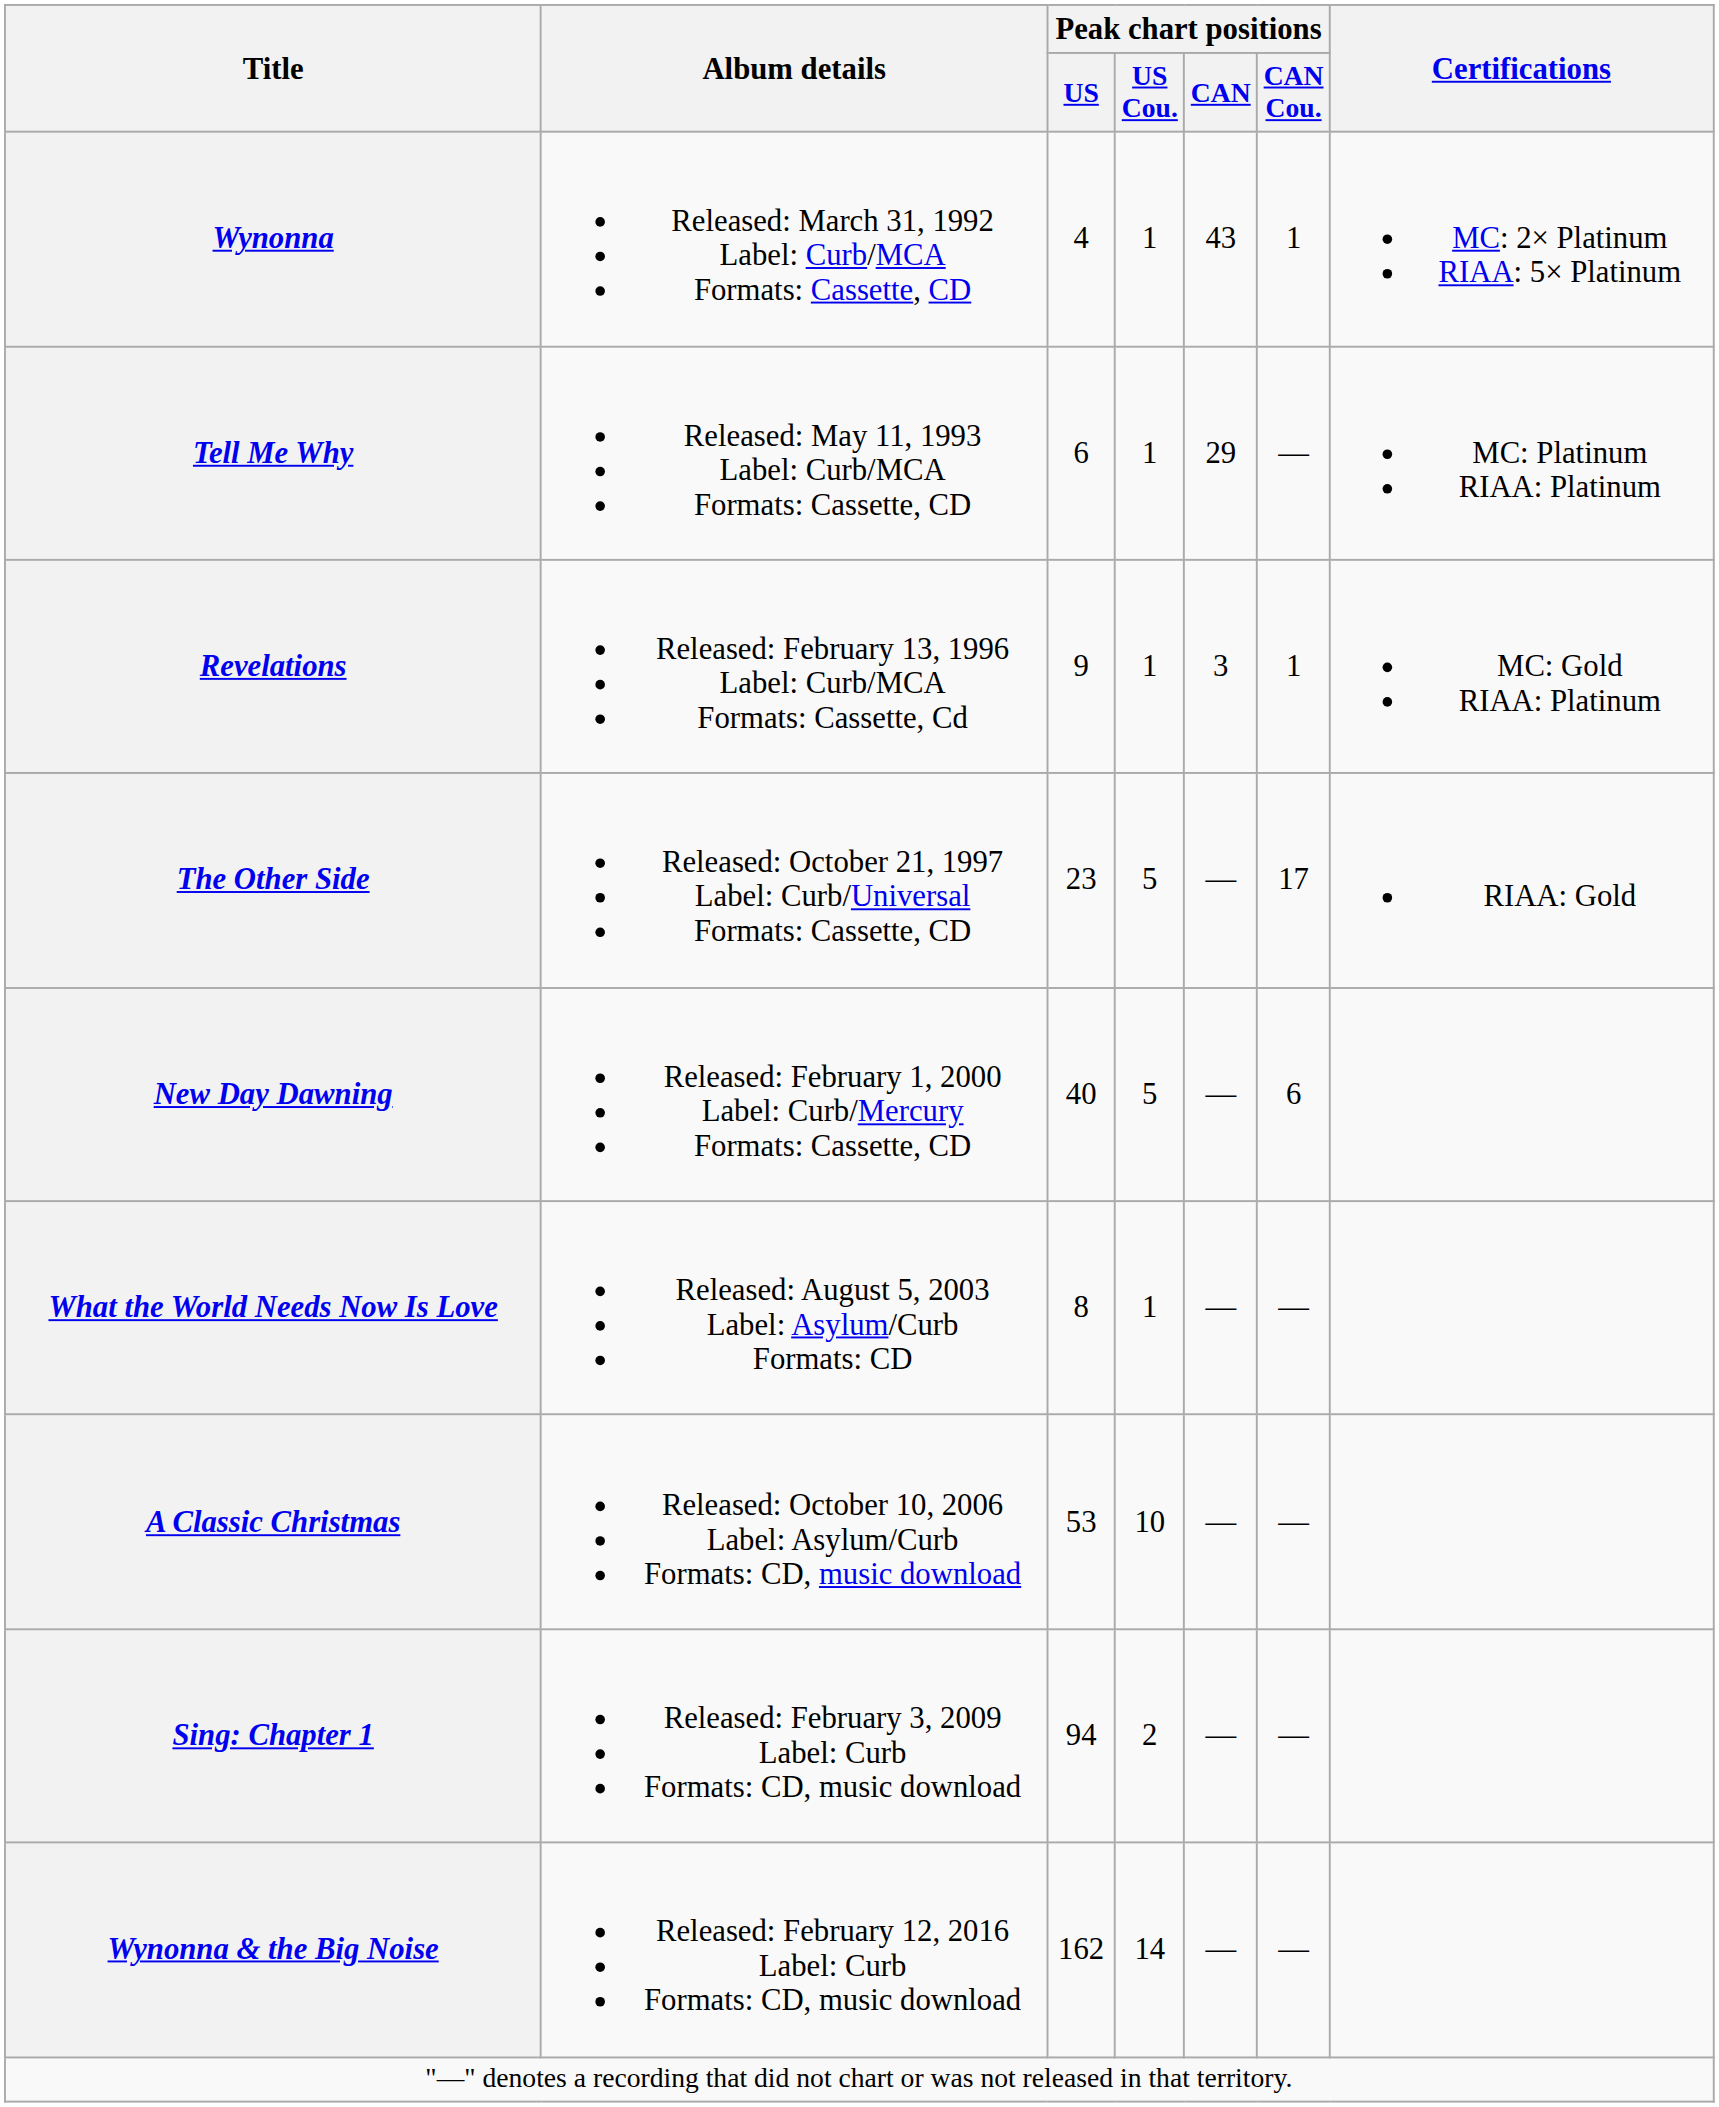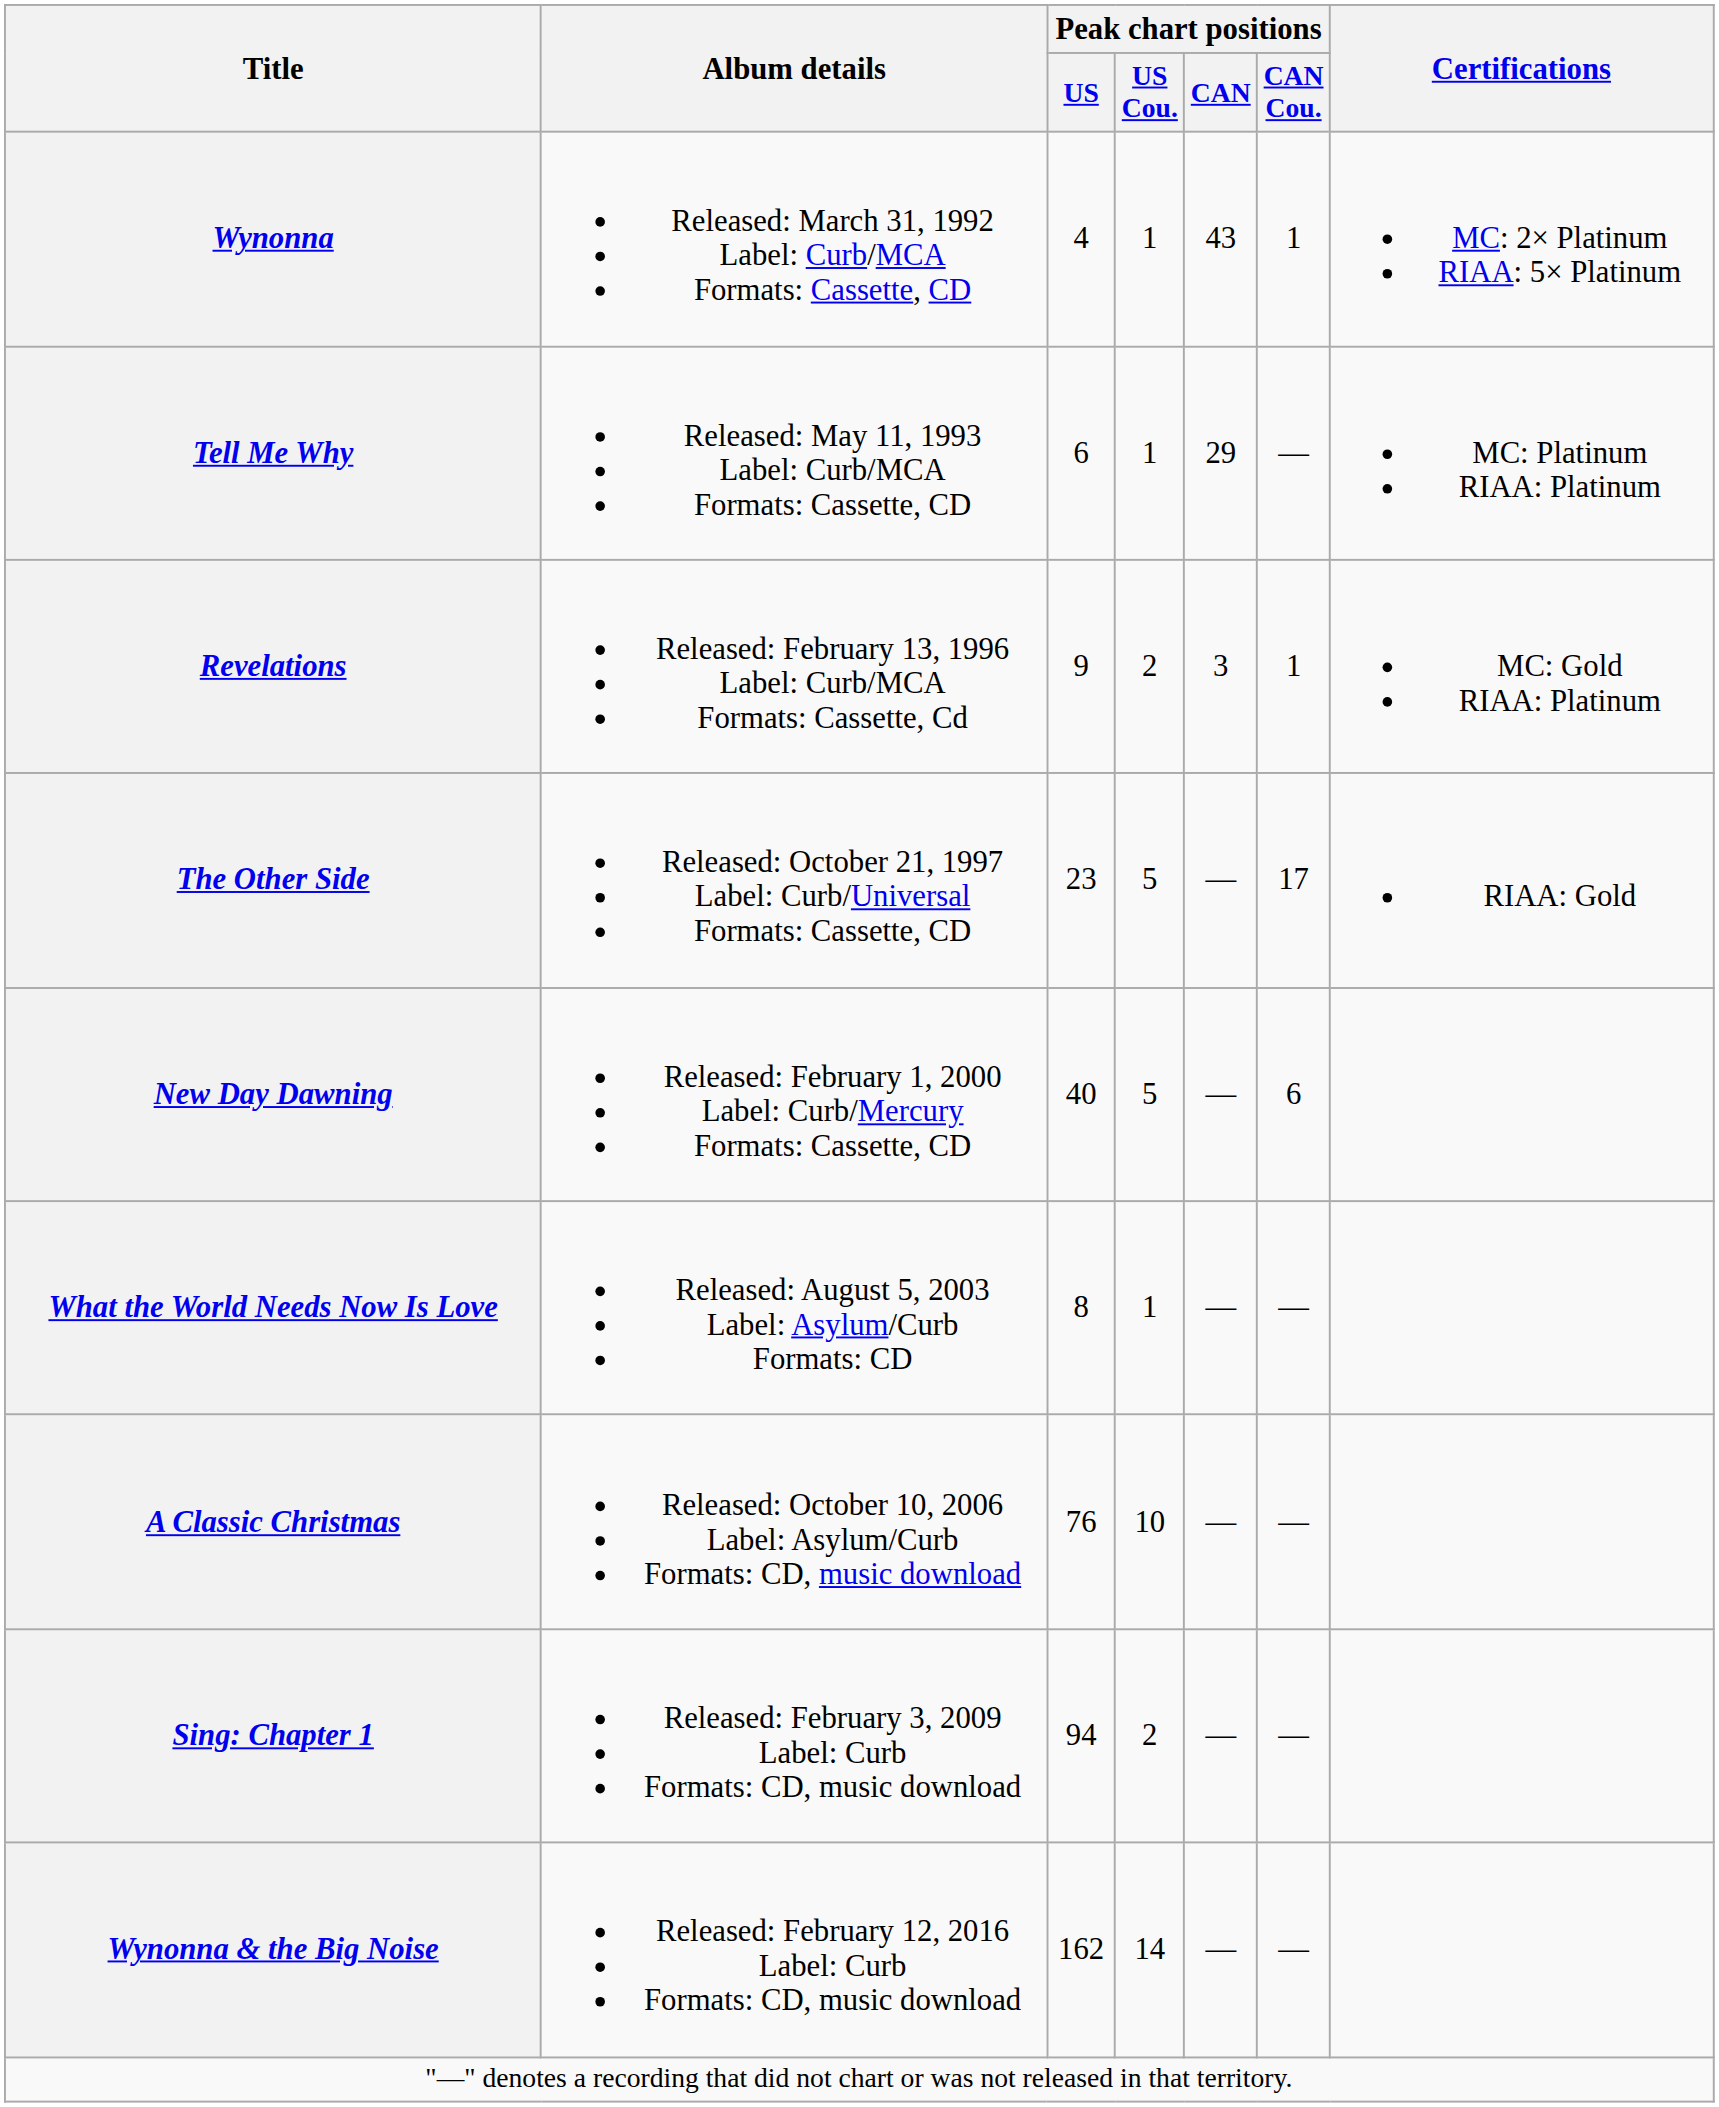(1150, 666) 1 -> (1150, 666) 2
(1081, 1521) 53 -> (1081, 1521) 76
